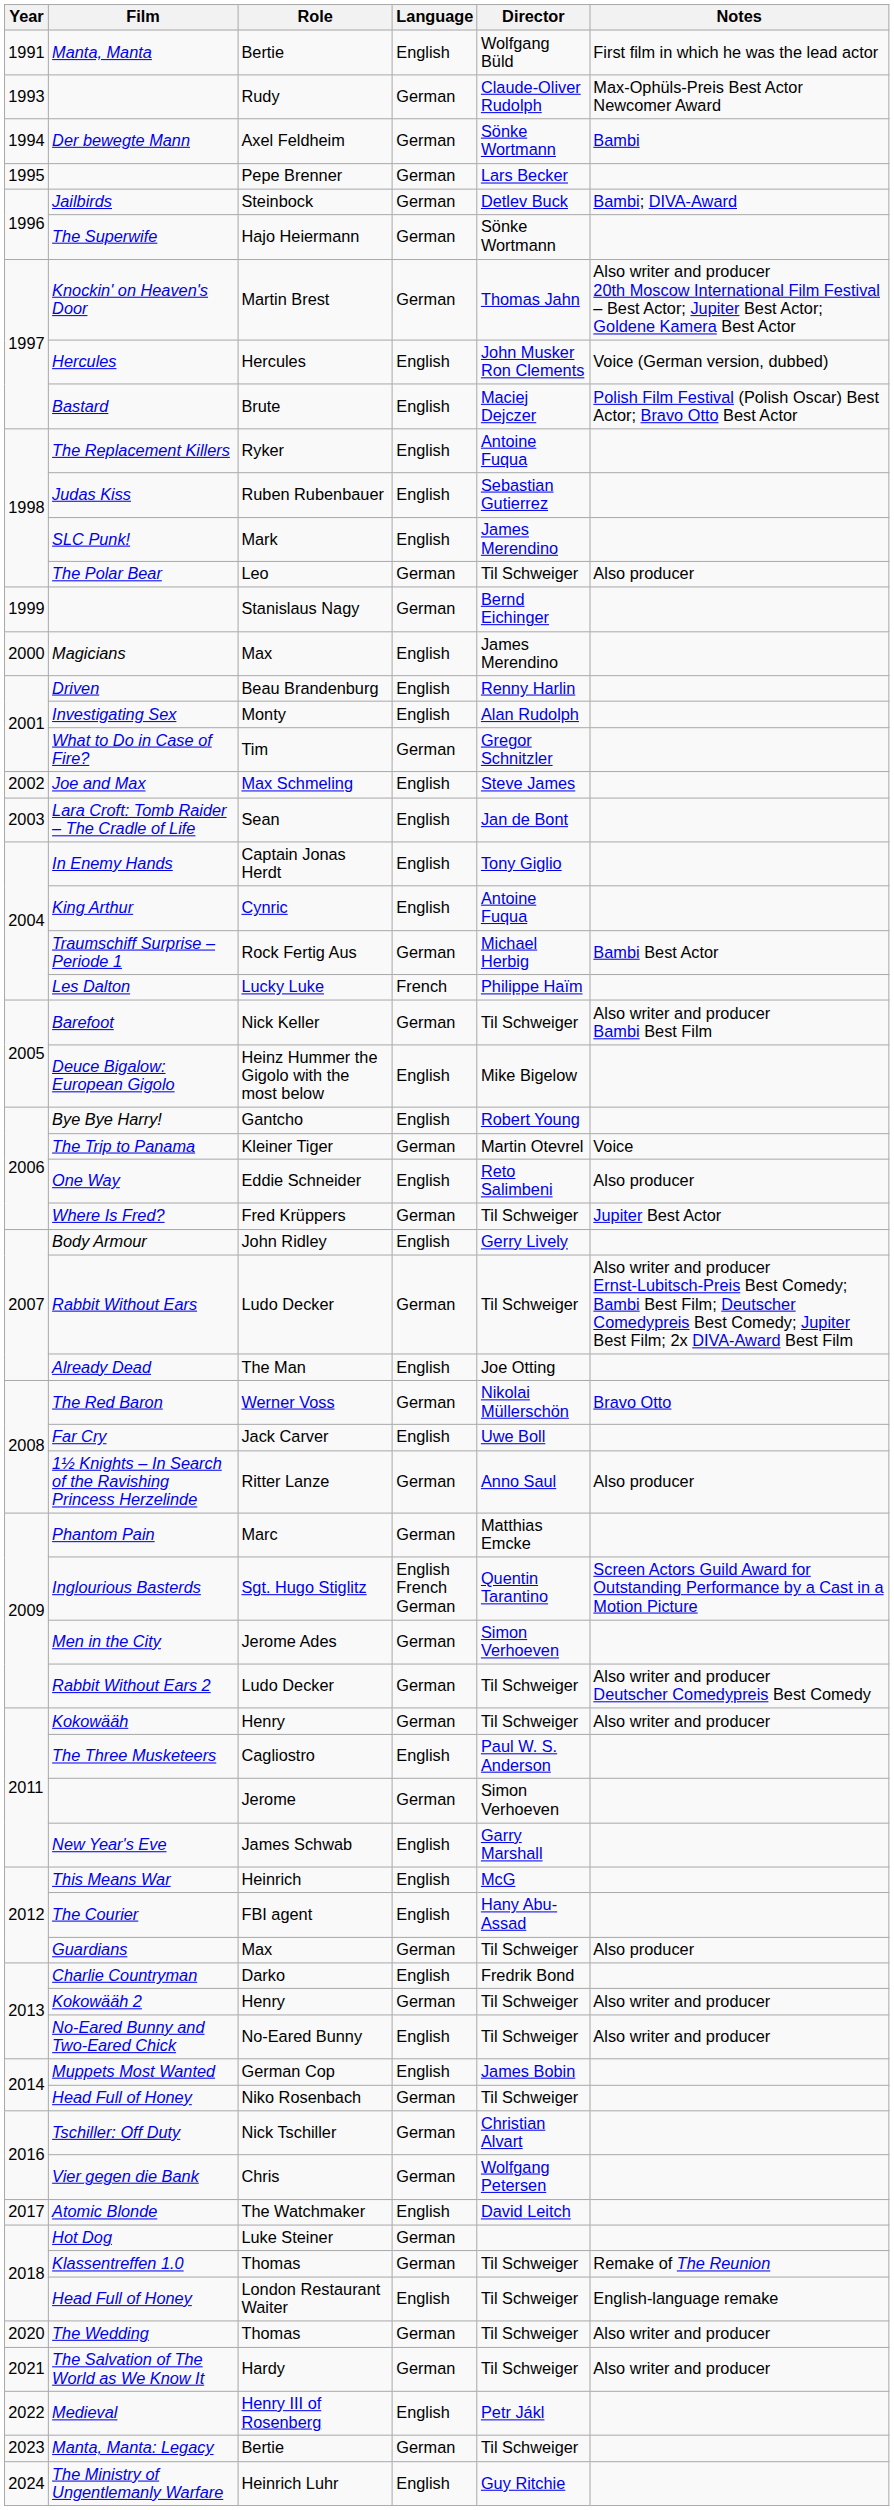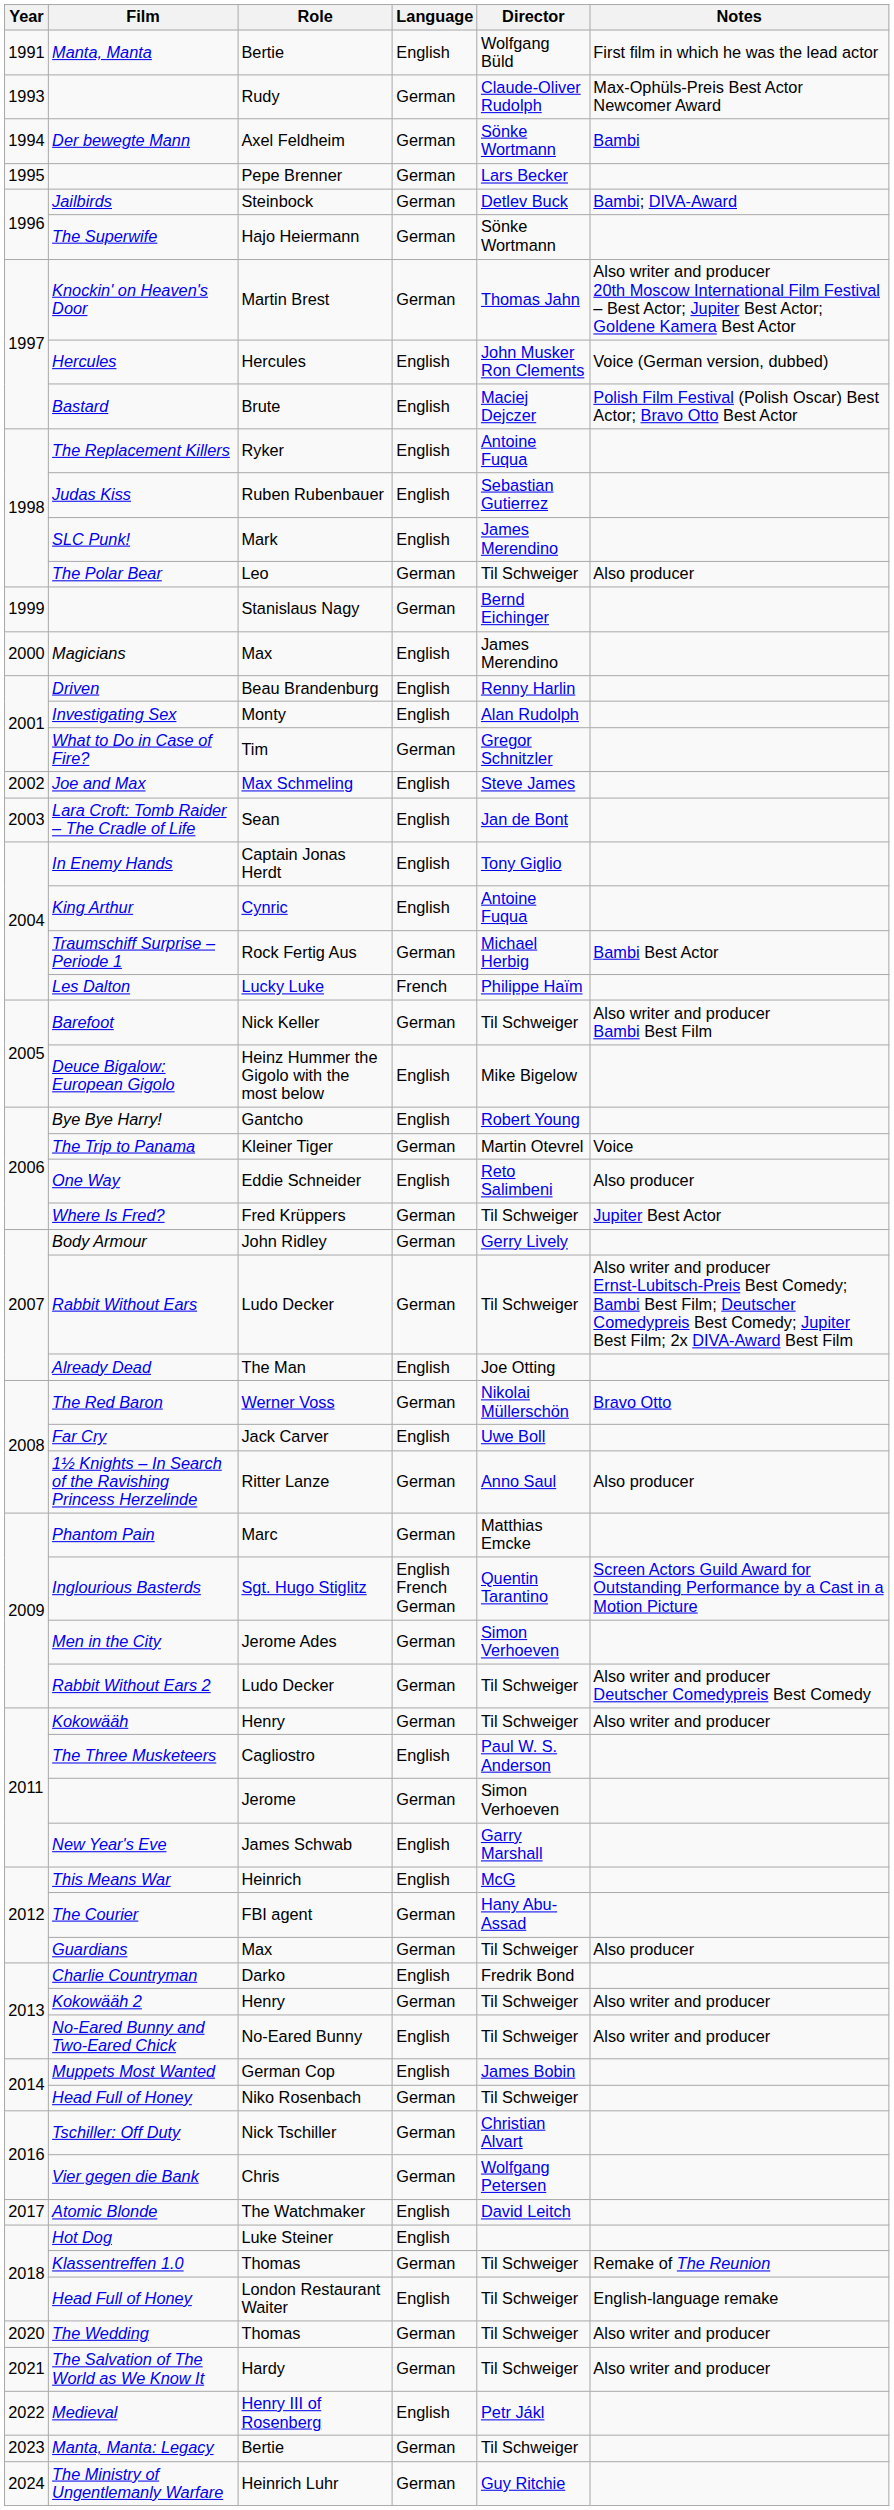(423, 1242) English -> (426, 1242) German
(423, 1914) English -> (426, 1914) German
(426, 2237) German -> (423, 2237) English
(423, 2483) English -> (426, 2483) German
